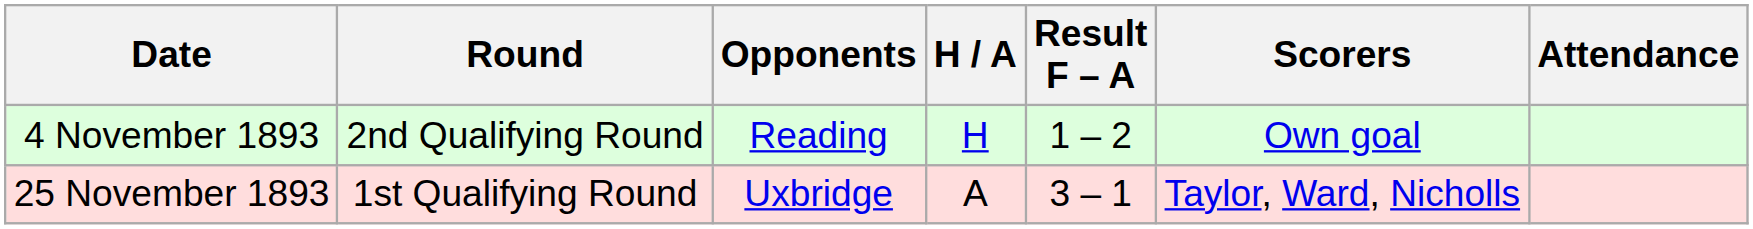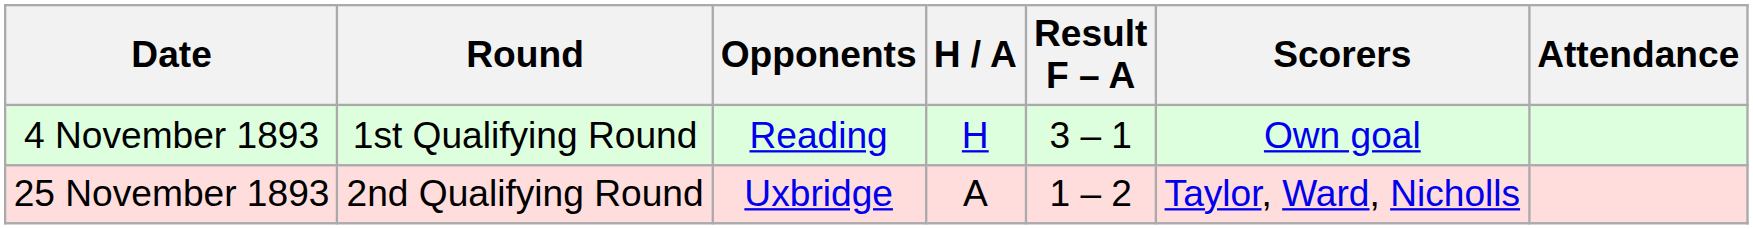(525, 134) 2nd Qualifying Round -> (525, 134) 1st Qualifying Round
(1091, 134) 1 – 2 -> (1091, 134) 3 – 1
(525, 193) 1st Qualifying Round -> (525, 193) 2nd Qualifying Round
(1091, 193) 3 – 1 -> (1091, 193) 1 – 2
